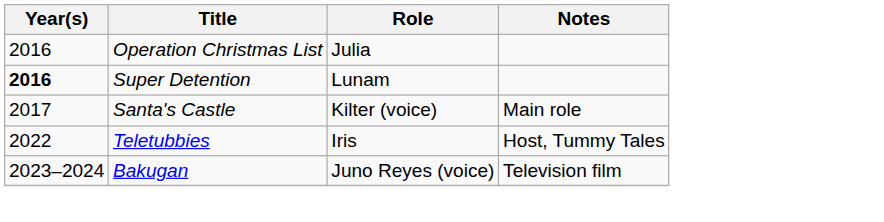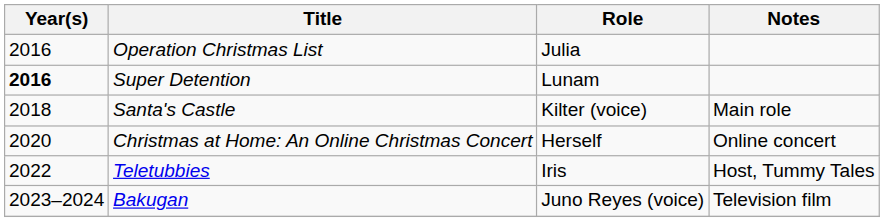(30, 110) 2017 -> (30, 110) 2018
+ row: (323, 140)
